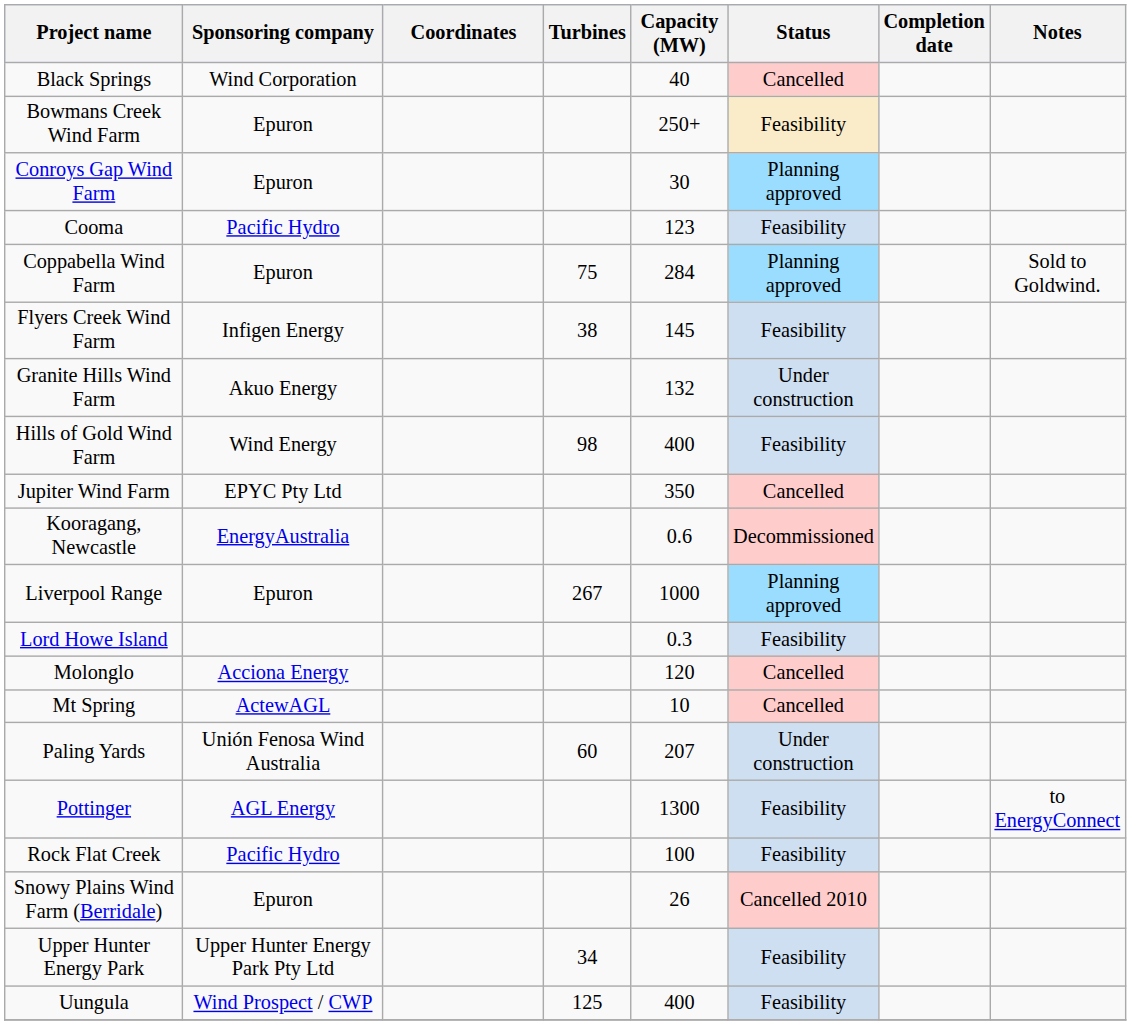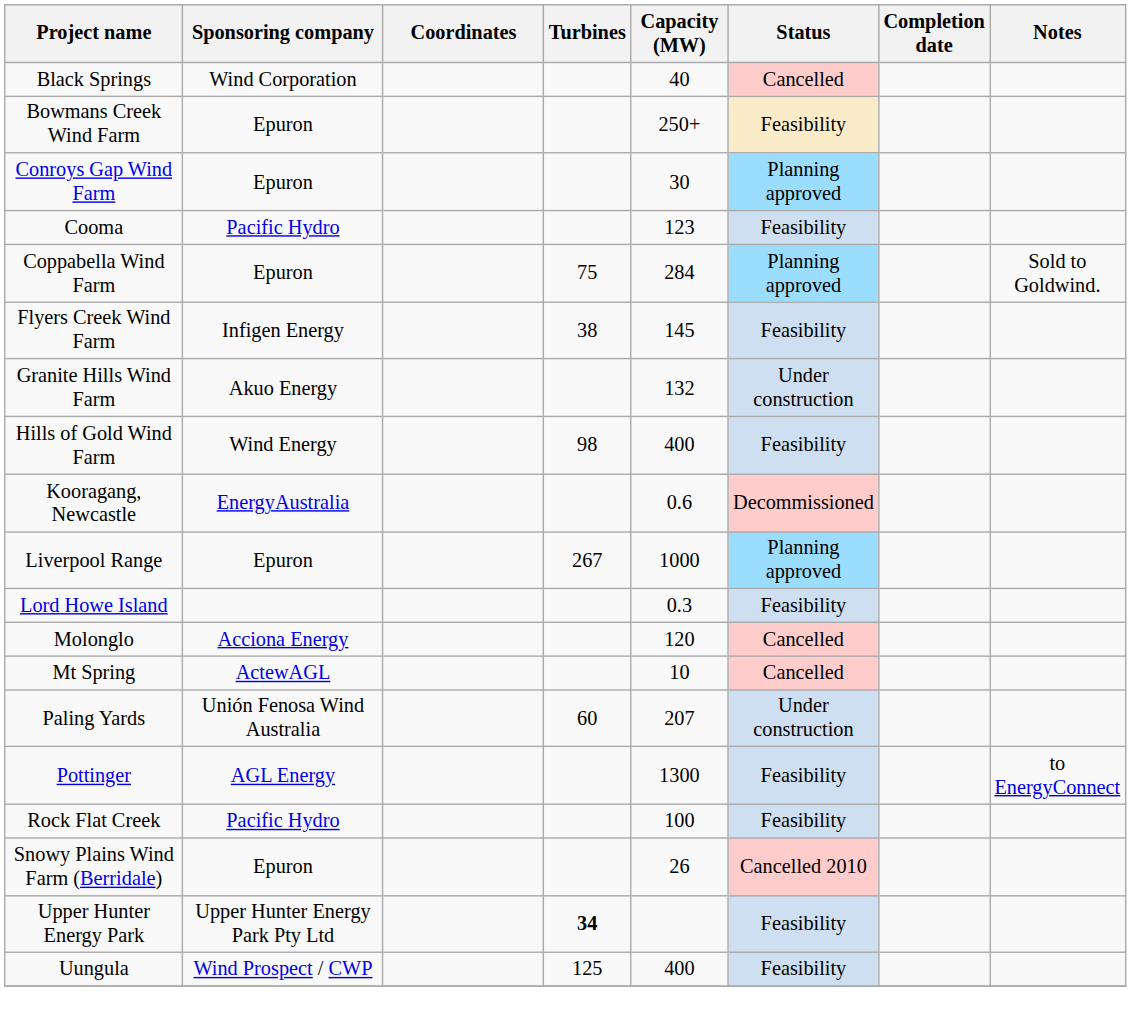- row: (94, 490)
(587, 957) normal -> (587, 924) bold
